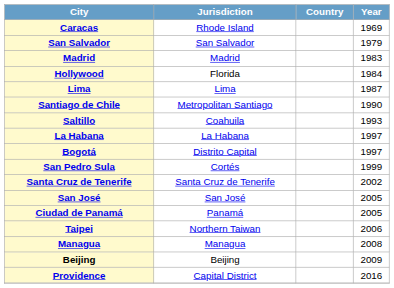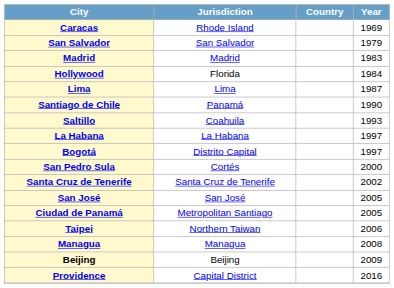(225, 105) Metropolitan Santiago -> (225, 105) Panamá
(371, 167) 1999 -> (371, 167) 2000
(225, 213) Panamá -> (225, 213) Metropolitan Santiago
